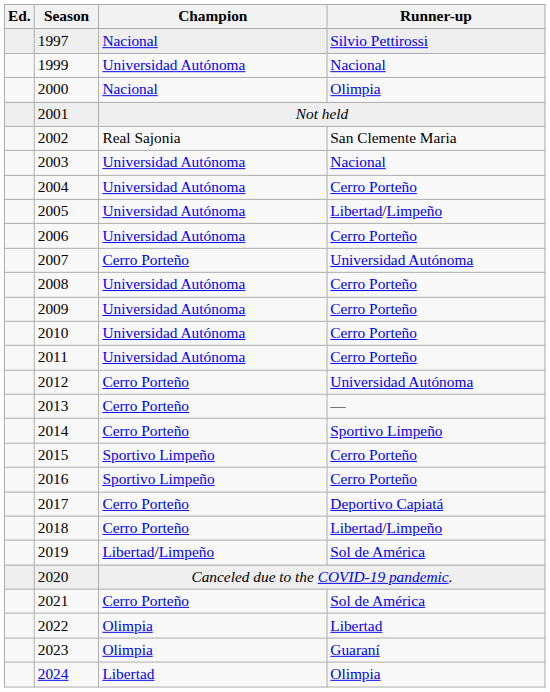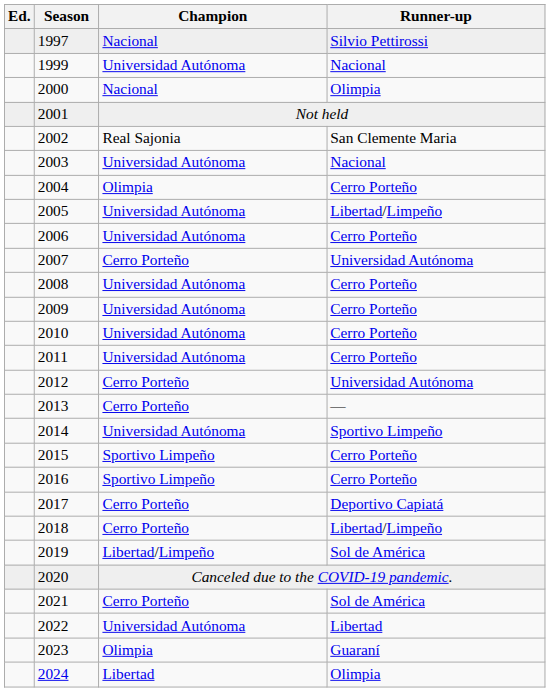(174, 187) Universidad Autónoma -> (128, 187) Olimpia
(146, 430) Cerro Porteño -> (174, 430) Universidad Autónoma
(128, 625) Olimpia -> (174, 625) Universidad Autónoma
